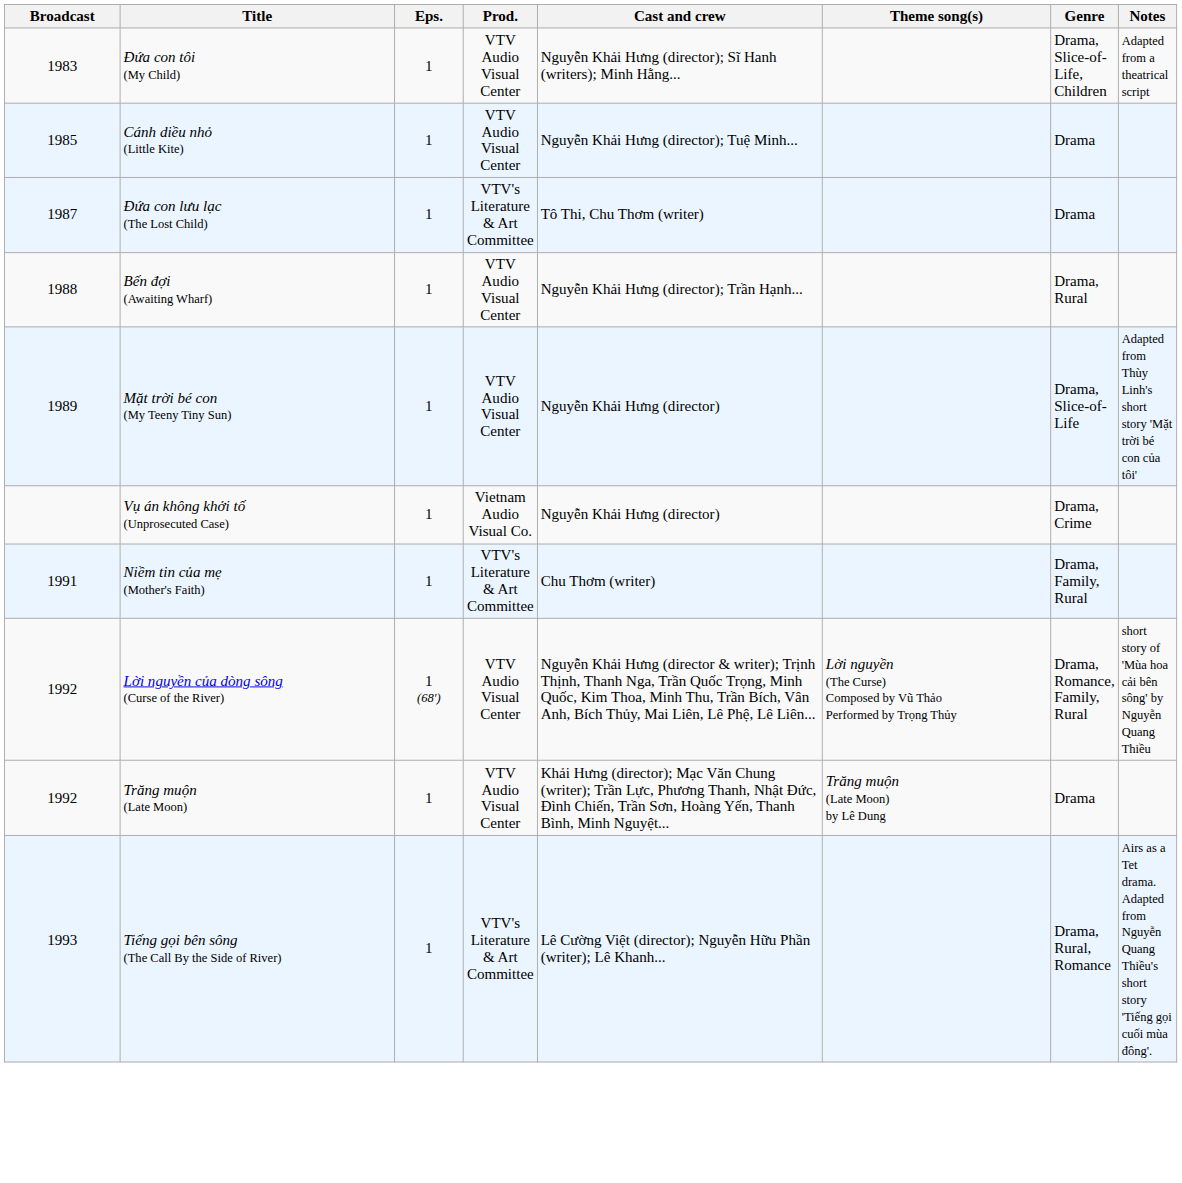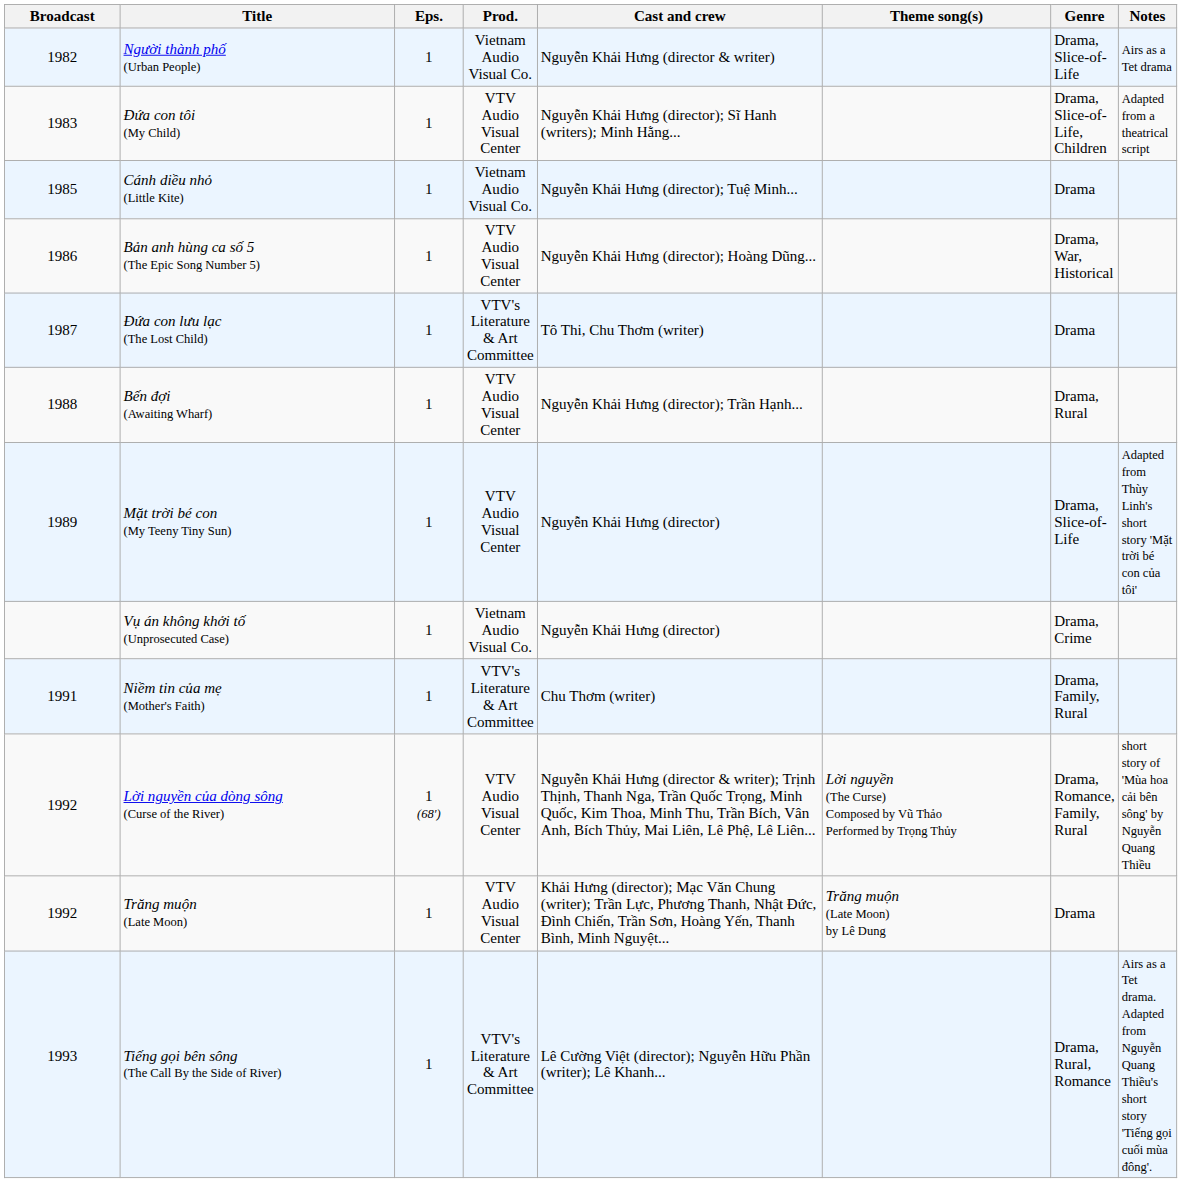+ row: (175, 57)
(500, 140) VTV Audio Visual Center -> (500, 189) Vietnam Audio Visual Co.
+ row: (192, 255)
